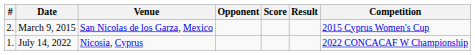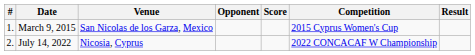columns swapped: (305, 12) <-> (395, 12)
(10, 27) 2. -> (10, 27) 1.
(10, 43) 1. -> (10, 43) 2.
